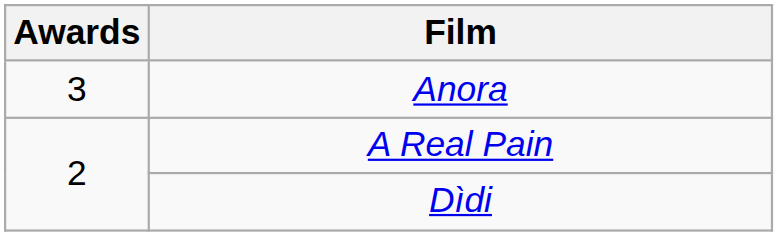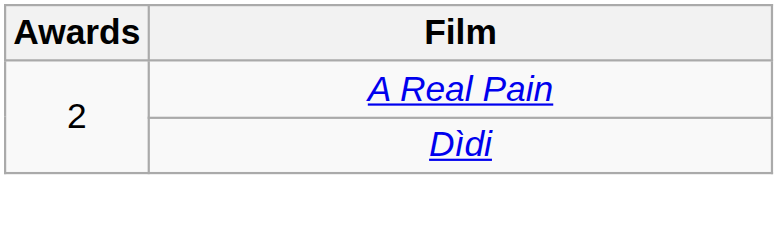- row: (461, 88)
